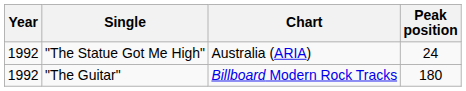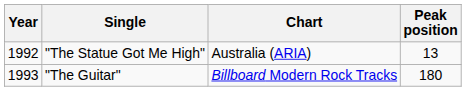(431, 53) 24 -> (431, 53) 13
(23, 75) 1992 -> (23, 75) 1993
